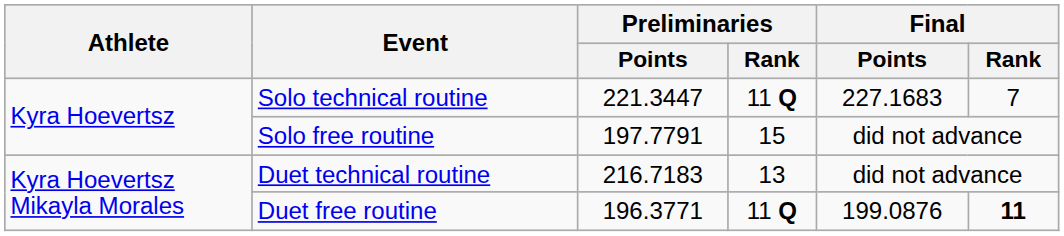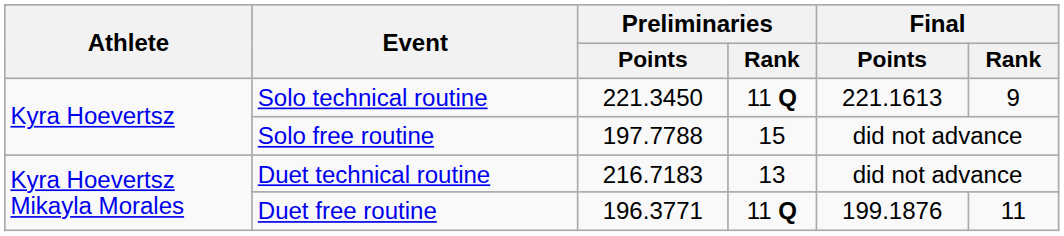(653, 98) 221.3447 -> (653, 98) 221.3450
(892, 98) 227.1683 -> (892, 98) 221.1613
(1013, 98) 7 -> (1013, 98) 9
(653, 136) 197.7791 -> (653, 136) 197.7788
(892, 212) 199.0876 -> (892, 212) 199.1876
(1013, 212) bold -> (1013, 212) normal
